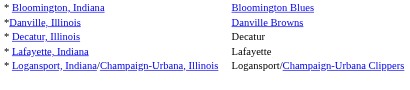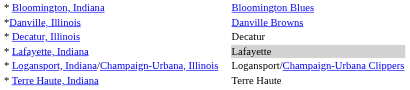(252, 51) no background -> (252, 51) lightgrey background
+ row: (51, 80)
